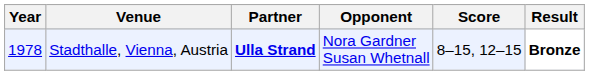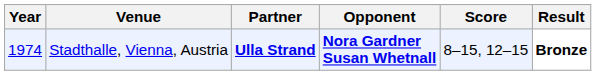(25, 50) 1978 -> (25, 50) 1974
(376, 50) normal -> (380, 50) bold
